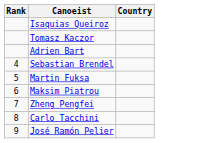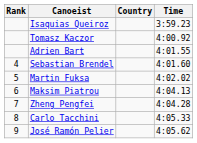+ column: (173, 11)
